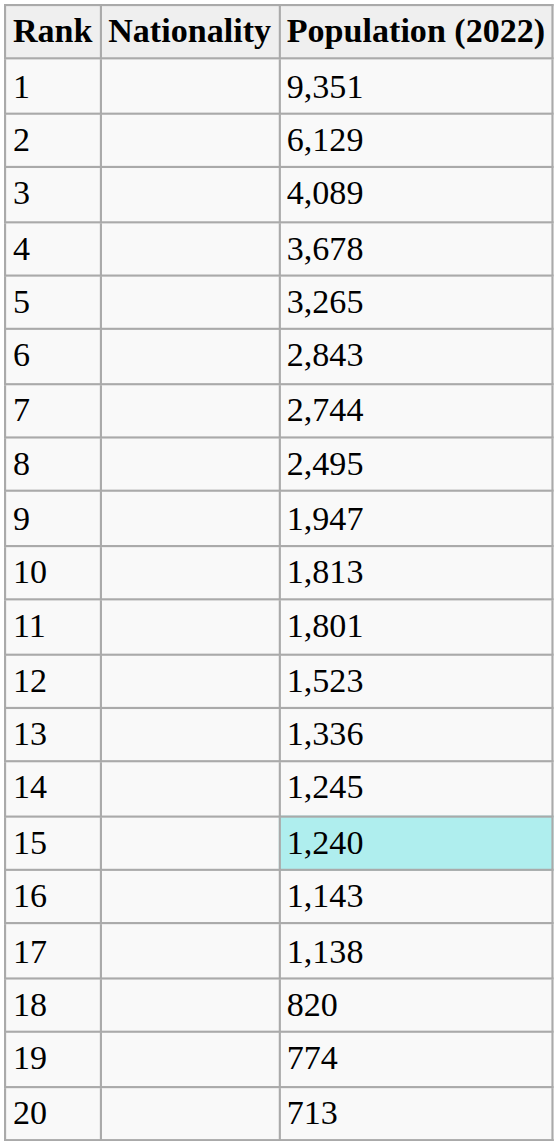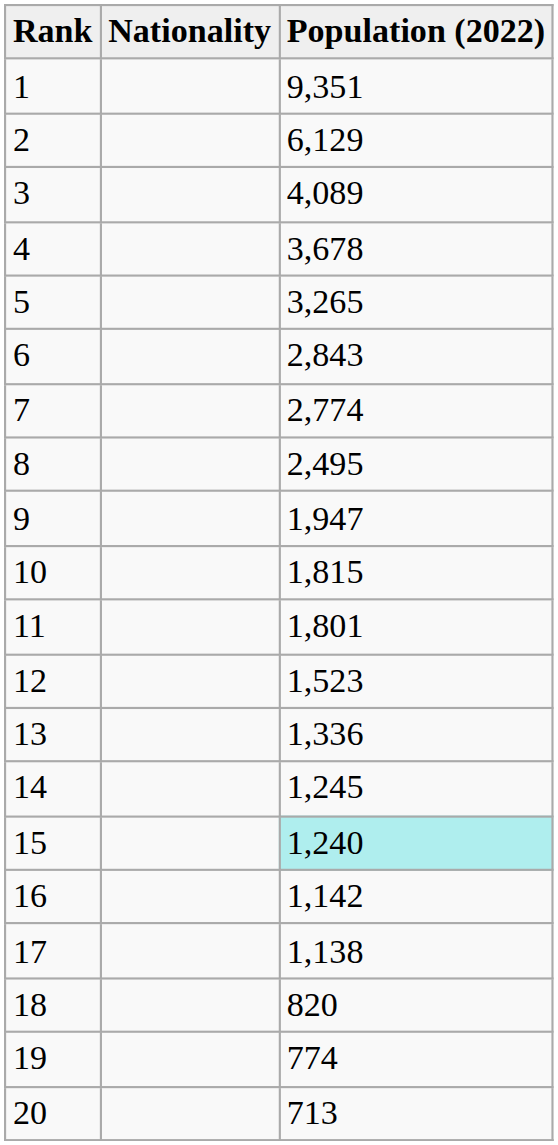(325, 409) 2,744 -> (325, 409) 2,774
(325, 572) 1,813 -> (325, 572) 1,815
(325, 896) 1,143 -> (325, 896) 1,142
